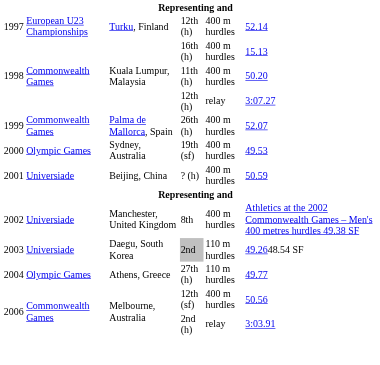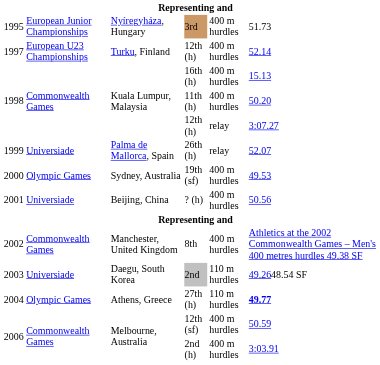+ row: (14, 26)
(58, 126) Commonwealth Games -> (50, 150) Universiade
(220, 126) 400 m hurdles -> (219, 150) relay
(257, 175) 50.59 -> (260, 200) 50.56
(50, 219) Universiade -> (58, 244) Commonwealth Games
(257, 274) normal -> (260, 299) bold
(257, 299) 50.56 -> (260, 324) 50.59
(215, 324) relay -> (224, 349) 400 m hurdles
